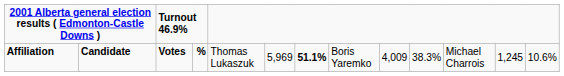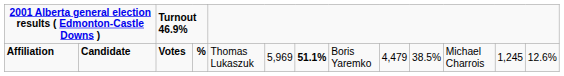(394, 57) 4,009 -> (394, 57) 4,479
(427, 57) 38.3% -> (427, 57) 38.5%
(542, 57) 10.6% -> (542, 57) 12.6%
